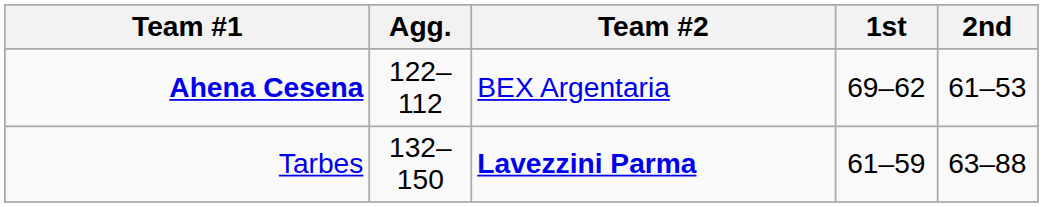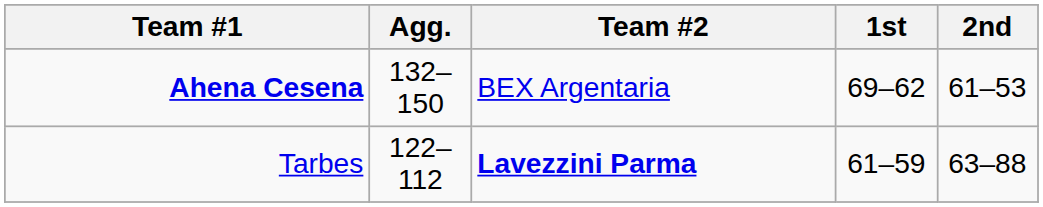(420, 87) 122–112 -> (420, 87) 132–150
(420, 163) 132–150 -> (420, 163) 122–112
